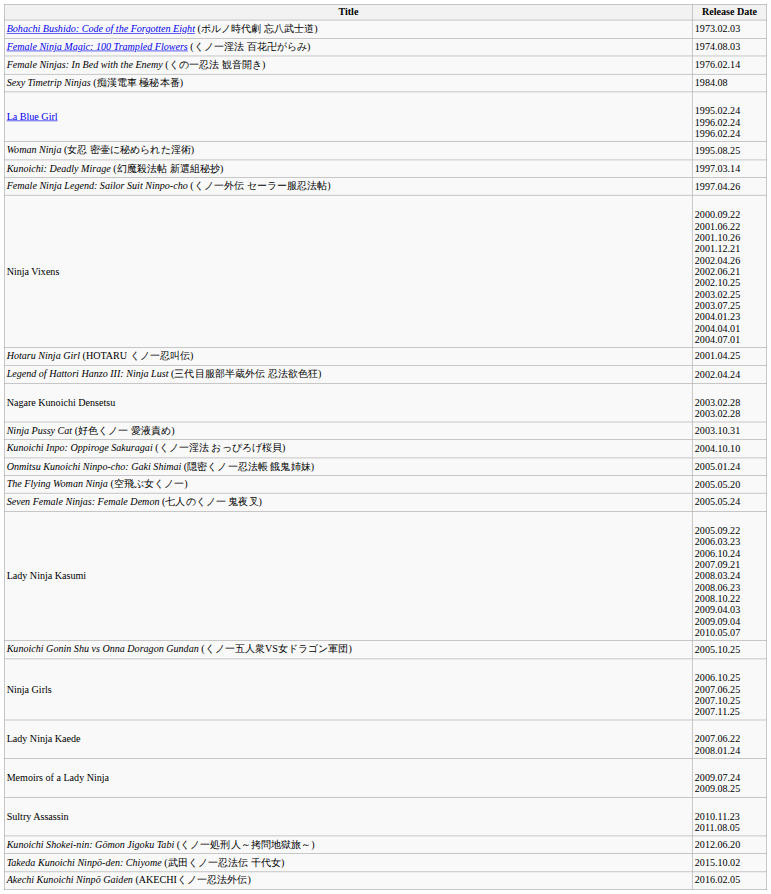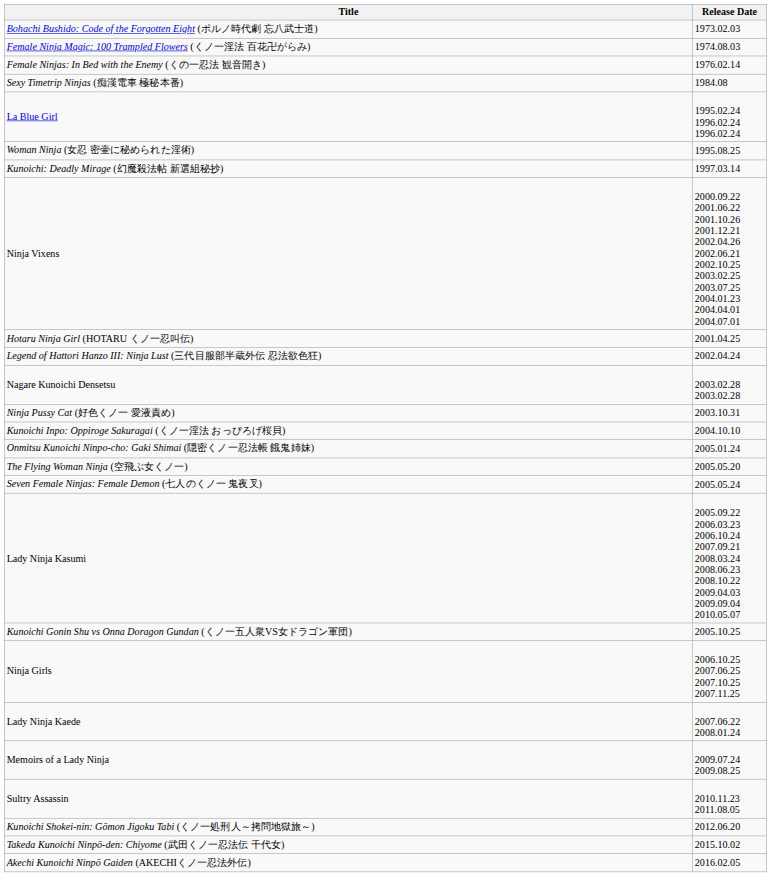- row: (169, 186)
